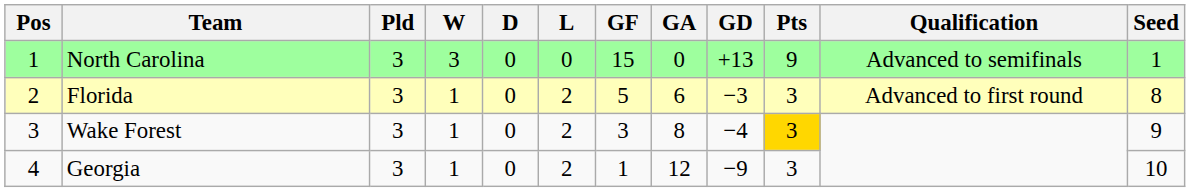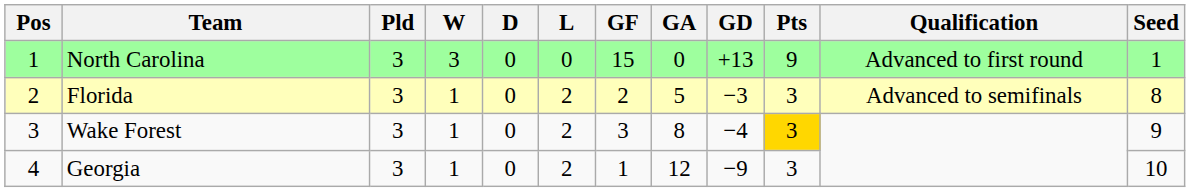(974, 58) Advanced to semifinals -> (974, 58) Advanced to first round
(623, 95) 5 -> (623, 95) 2
(679, 95) 6 -> (679, 95) 5
(974, 95) Advanced to first round -> (974, 95) Advanced to semifinals
